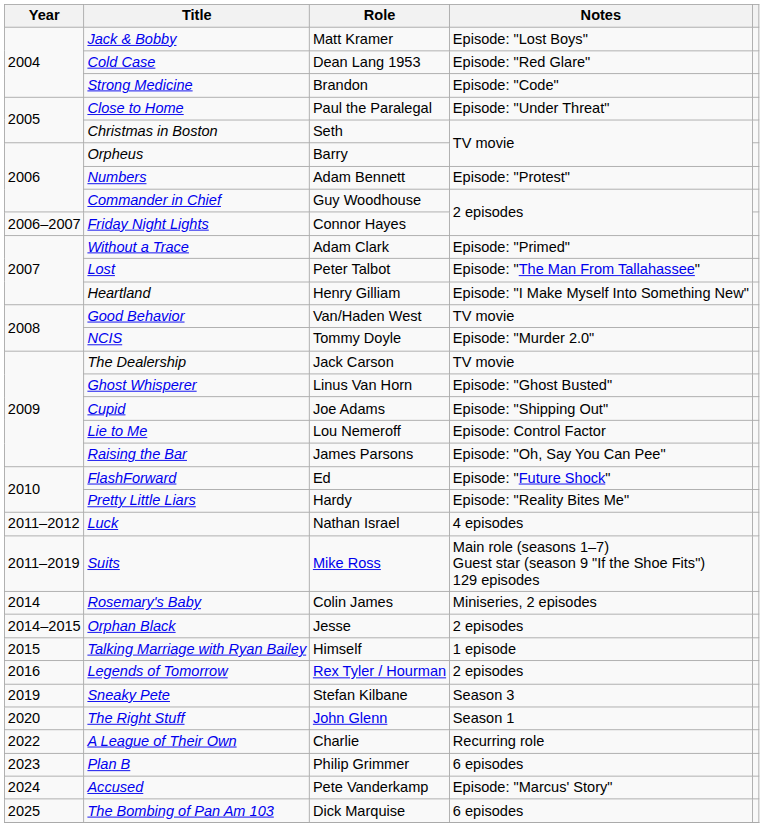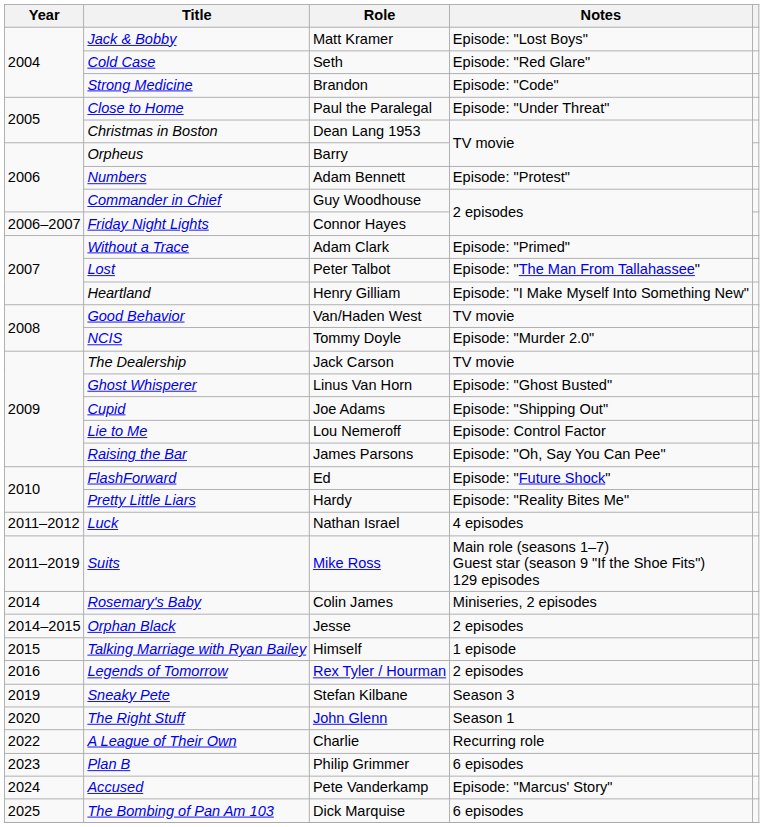(367, 62) Dean Lang 1953 -> (328, 62) Seth
(328, 131) Seth -> (367, 131) Dean Lang 1953
